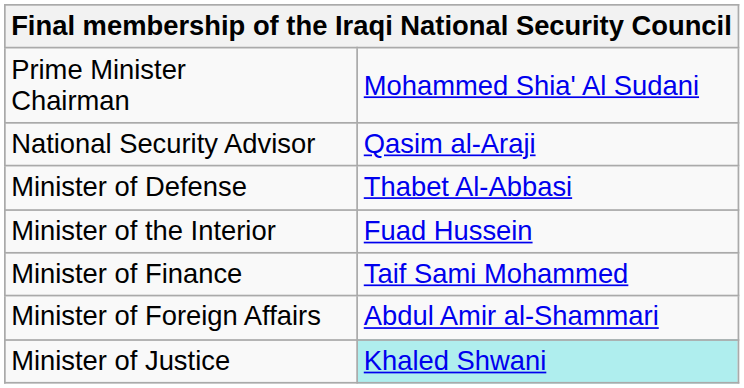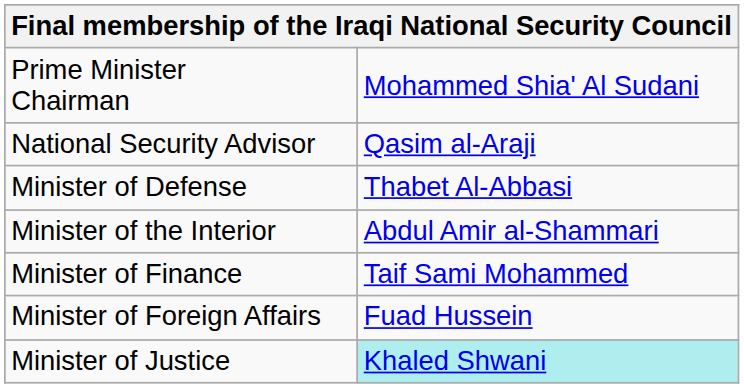(448, 230) Fuad Hussein -> (511, 230) Abdul Amir al-Shammari
(511, 317) Abdul Amir al-Shammari -> (448, 317) Fuad Hussein
